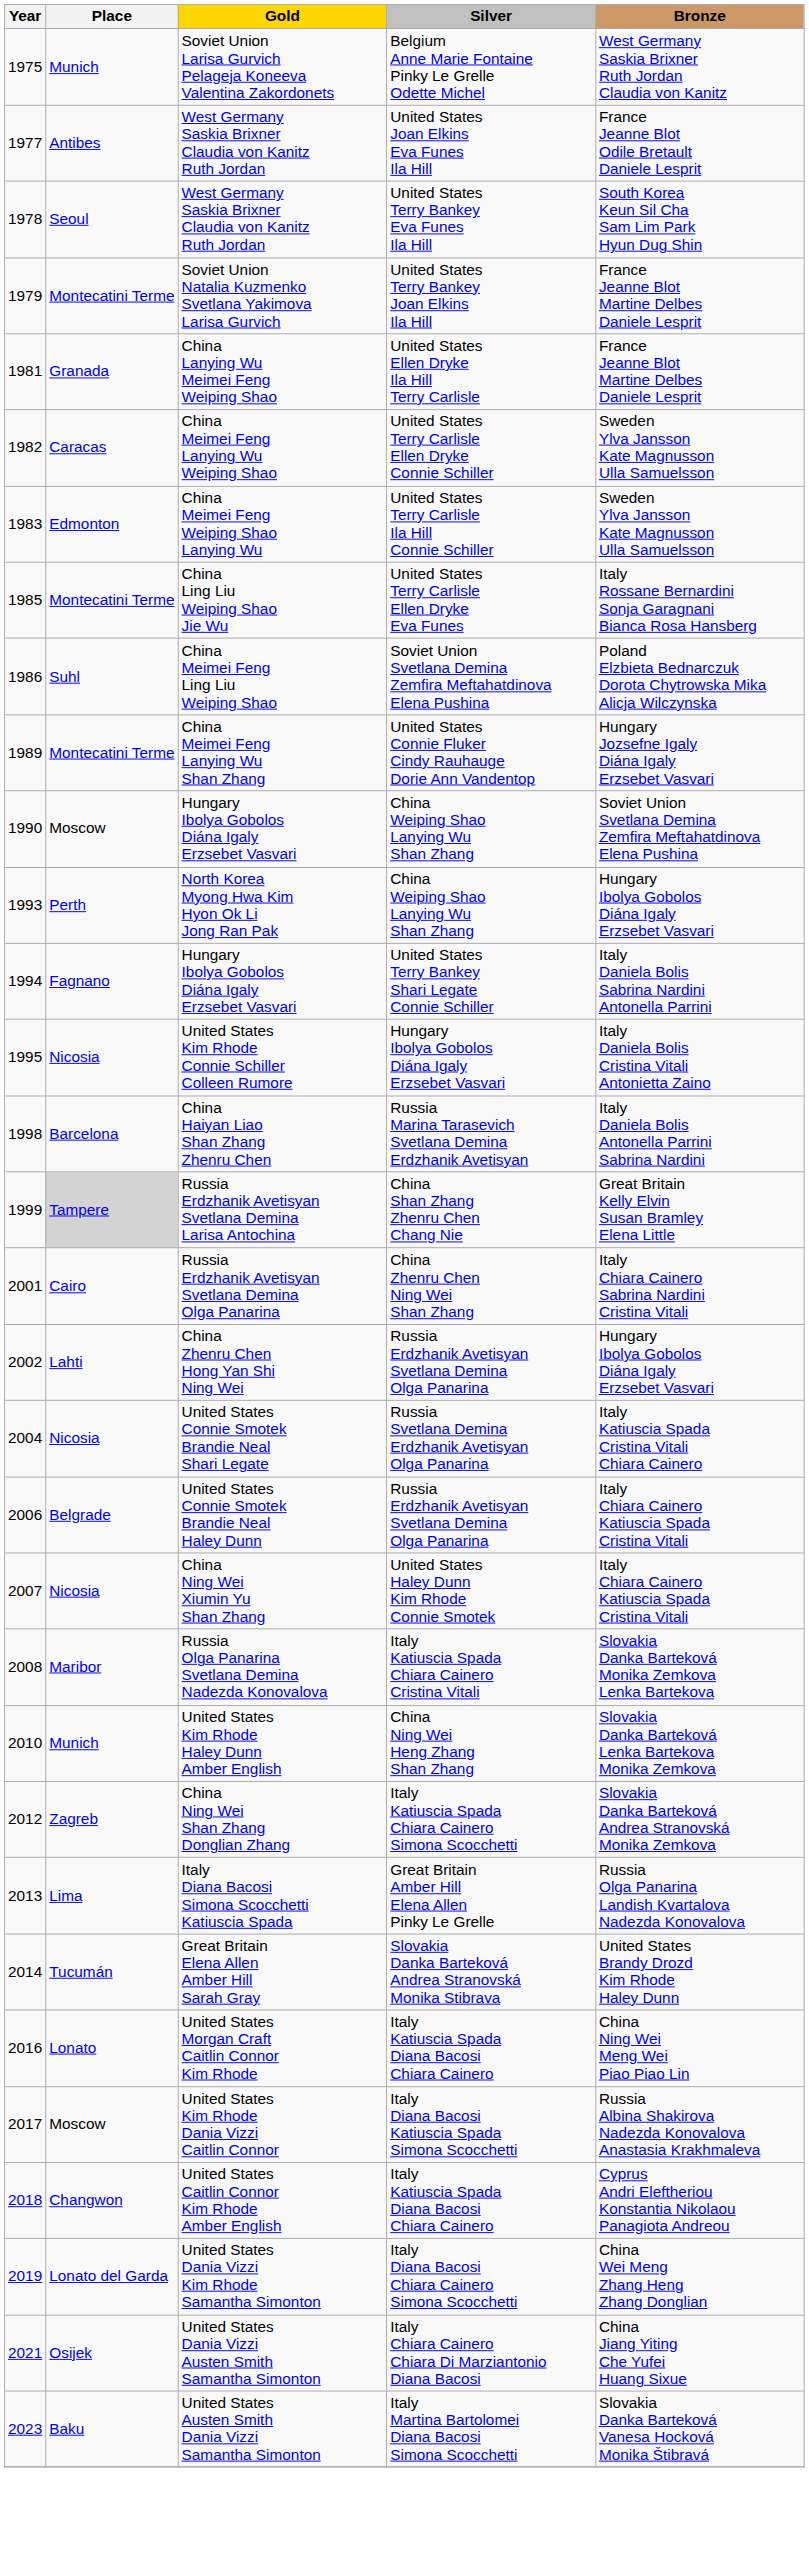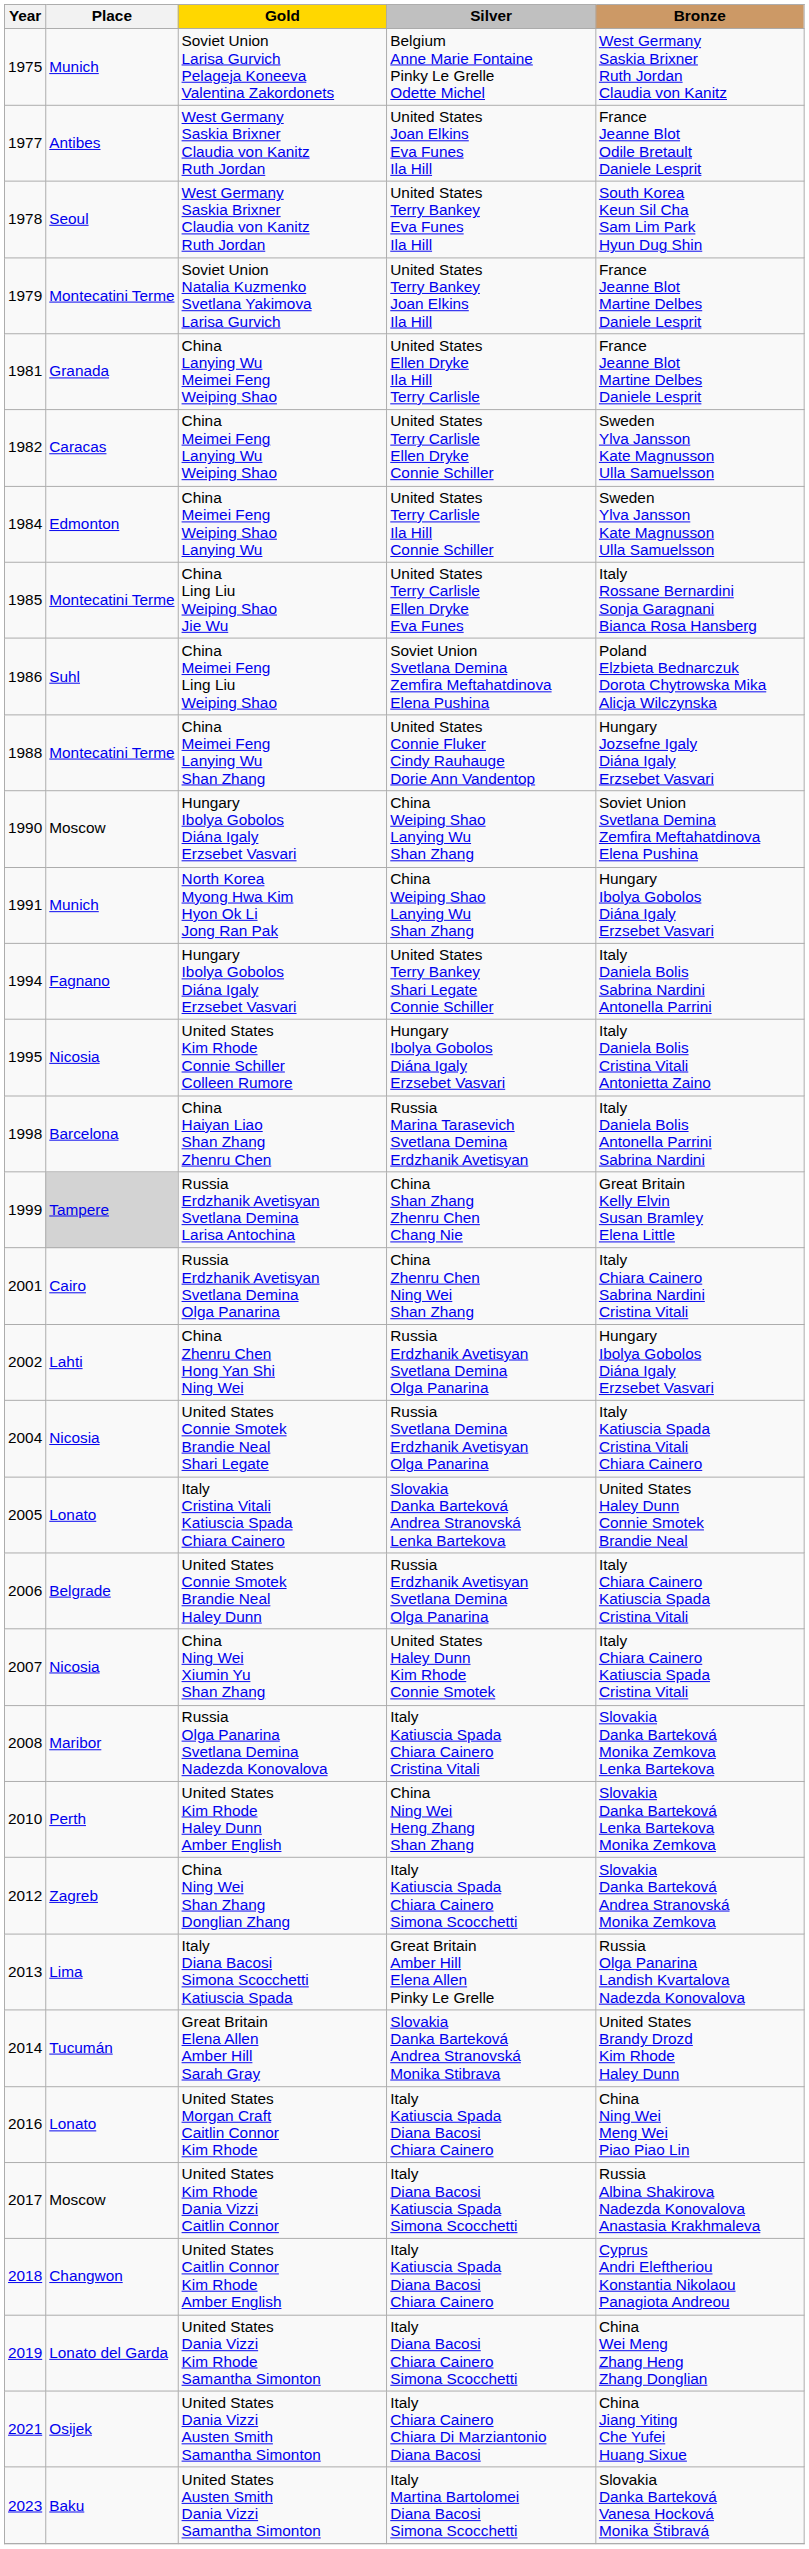(25, 524) 1983 -> (25, 524) 1984
(25, 752) 1989 -> (25, 752) 1988
(25, 905) 1993 -> (25, 905) 1991
(68, 905) Perth -> (74, 905) Munich
+ row: (237, 1514)
(74, 1743) Munich -> (68, 1819) Perth
